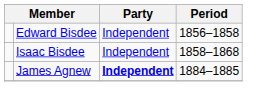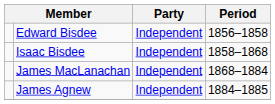+ row: (73, 71)
(138, 71) bold -> (169, 90) normal
